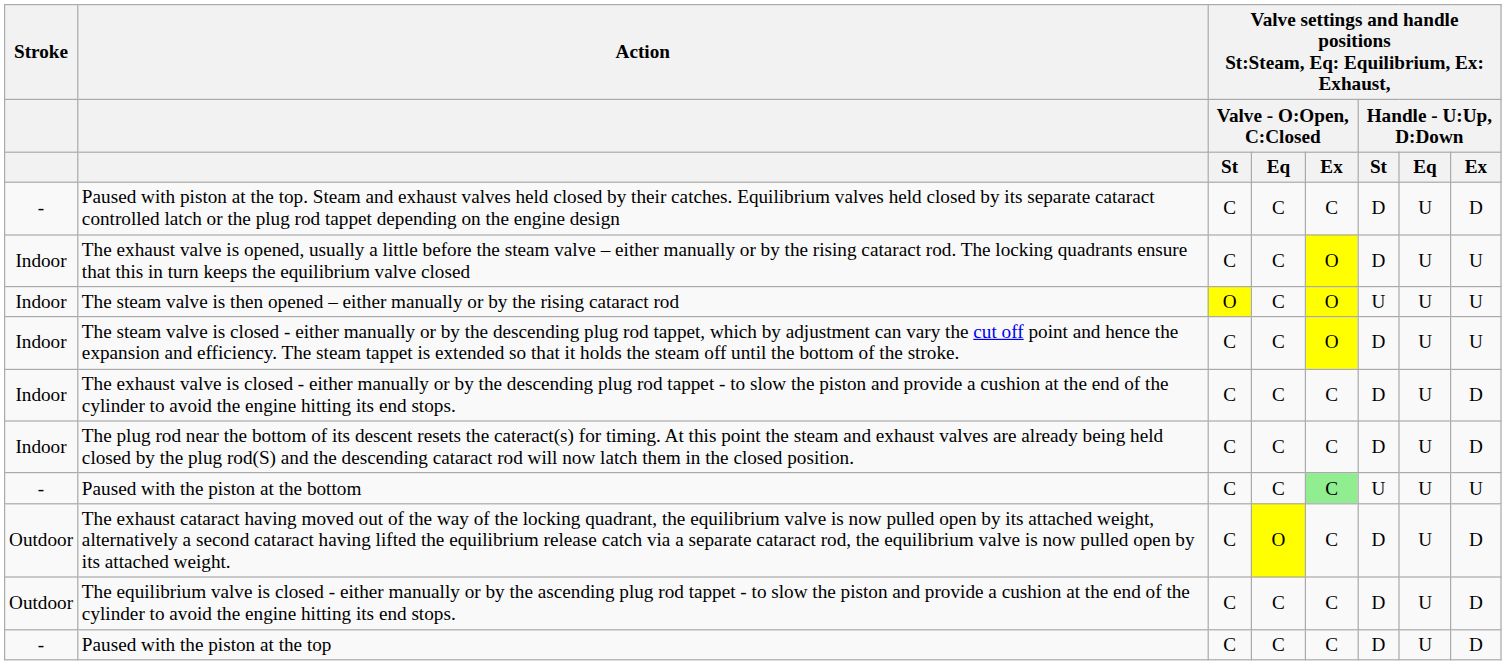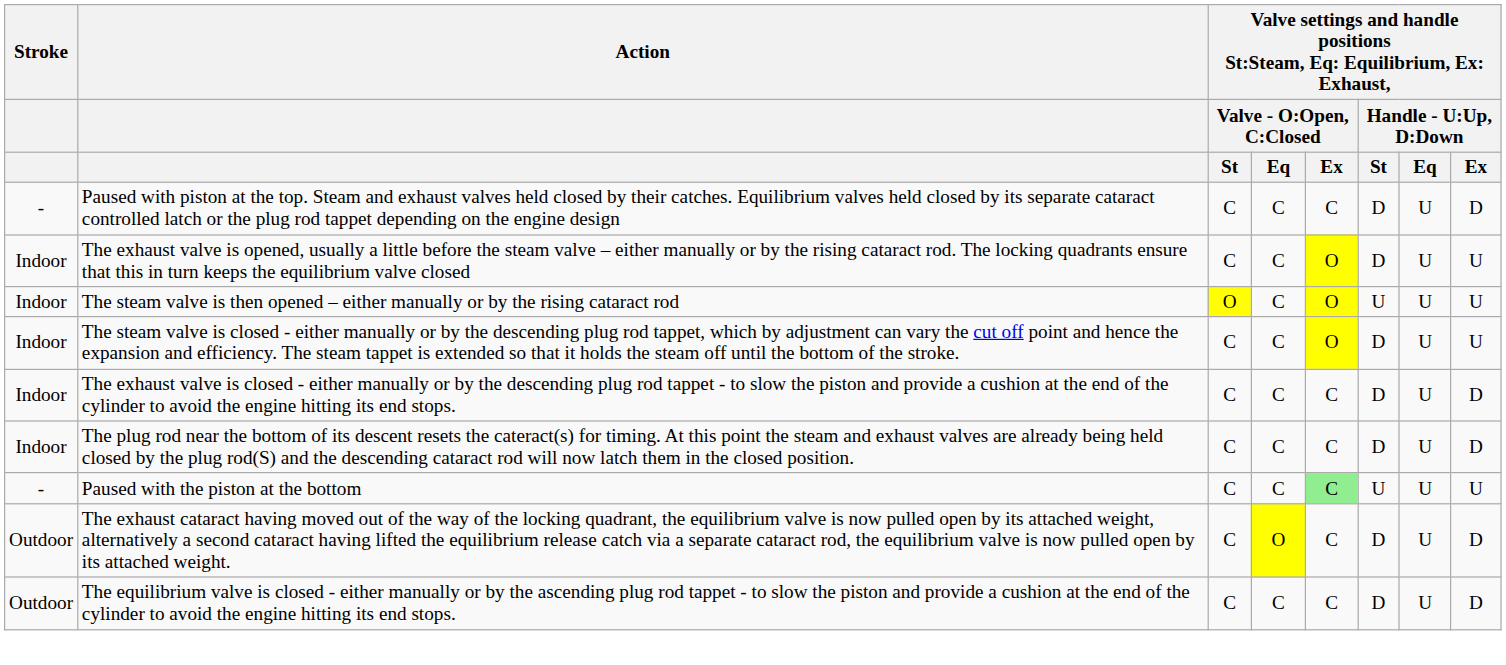- row: (207, 644)
